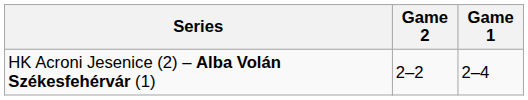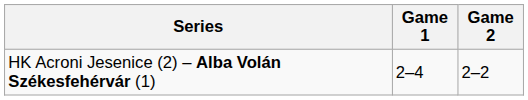columns swapped: (491, 27) <-> (425, 27)
